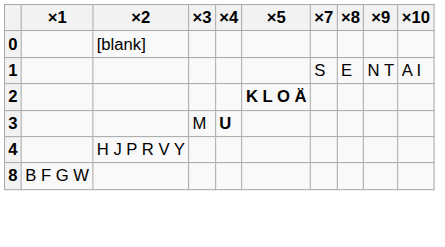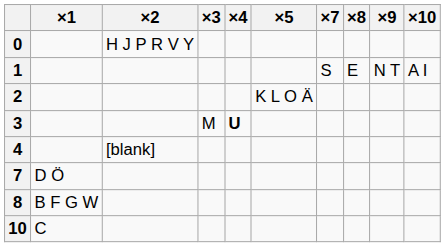(121, 44) [blank] -> (150, 44) H J P R V Y
(276, 96) bold -> (284, 96) normal
(141, 149) H J P R V Y -> (130, 149) [blank]
+ row: (18, 176)
+ row: (18, 228)
